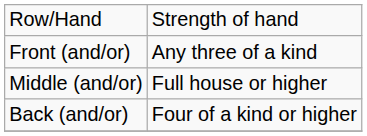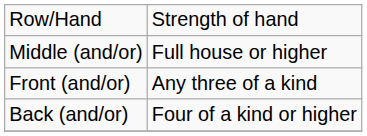rows swapped: (70, 51) <-> (76, 83)
